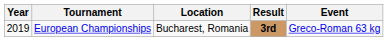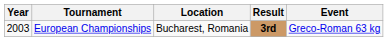(18, 29) 2019 -> (18, 29) 2003
